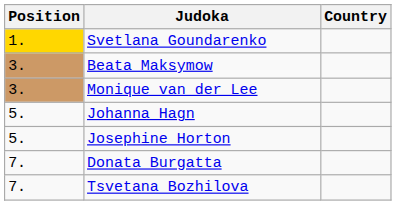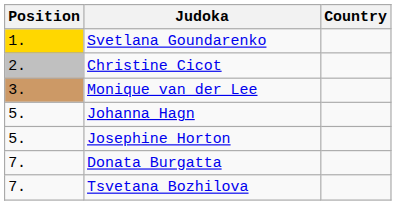+ row: (154, 65)
- row: (150, 65)
